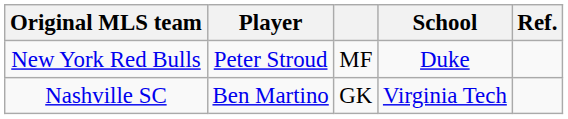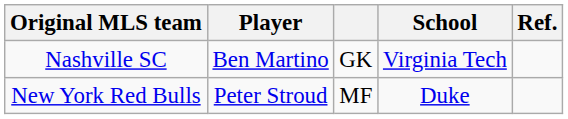rows swapped: (106, 58) <-> (106, 95)
